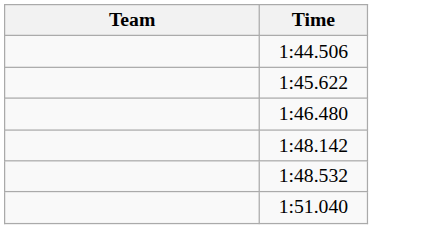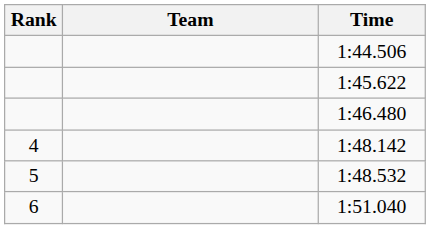+ column: (34, 20)
